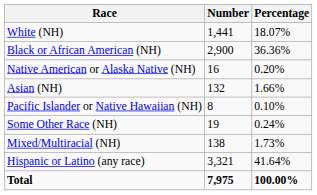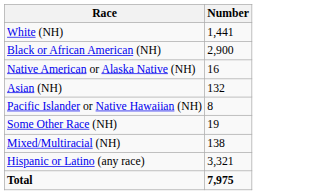- column: (282, 13)
